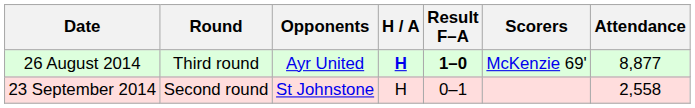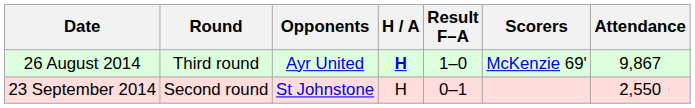(453, 63) bold -> (453, 63) normal
(640, 63) 8,877 -> (640, 63) 9,867
(640, 90) 2,558 -> (640, 90) 2,550
